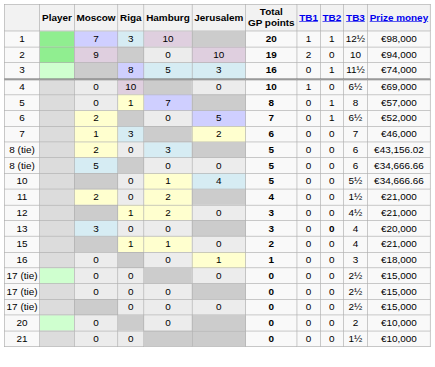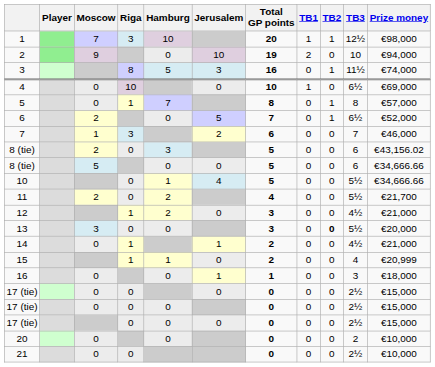(355, 197) 1½ -> (355, 197) 5½
(399, 197) €21,000 -> (399, 197) €21,700
(355, 228) 4 -> (355, 228) 5½
+ row: (22, 244)
(399, 244) €21,000 -> (399, 260) €20,999
(355, 338) 1½ -> (355, 354) 2½
